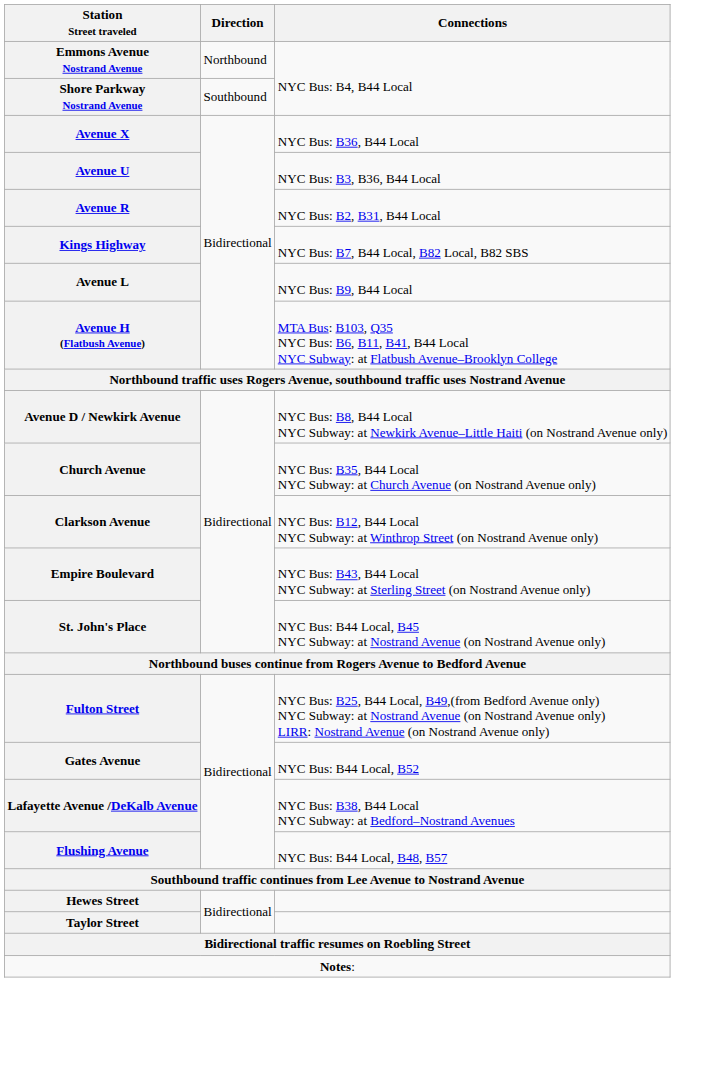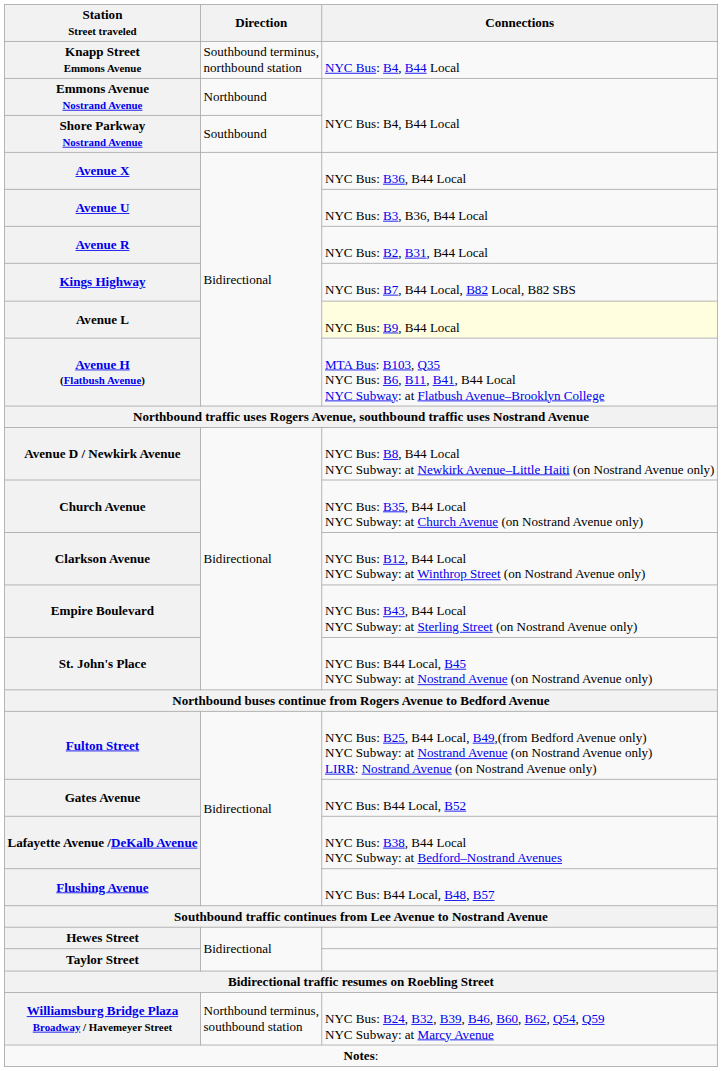+ row: (102, 60)
(345, 290) no background -> (392, 327) lightyellow background
+ row: (102, 1018)
